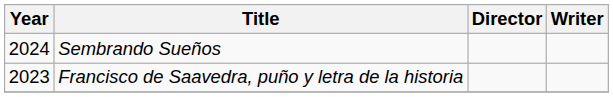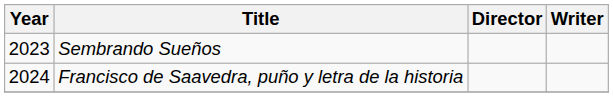(29, 48) 2024 -> (29, 48) 2023
(29, 77) 2023 -> (29, 77) 2024
